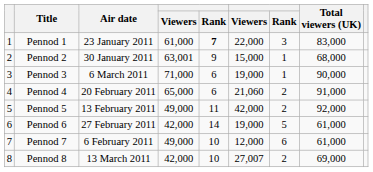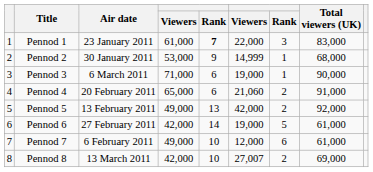(179, 58) 63,001 -> (179, 58) 53,000
(249, 58) 15,000 -> (249, 58) 14,999
(214, 108) 11 -> (214, 108) 13
